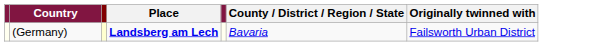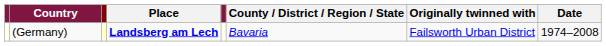+ column: (570, 13)
